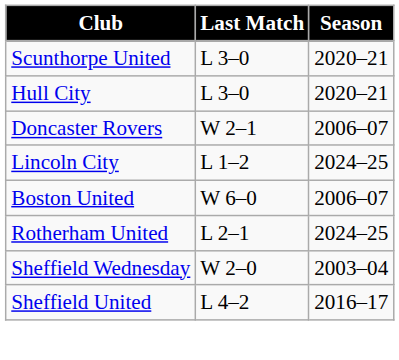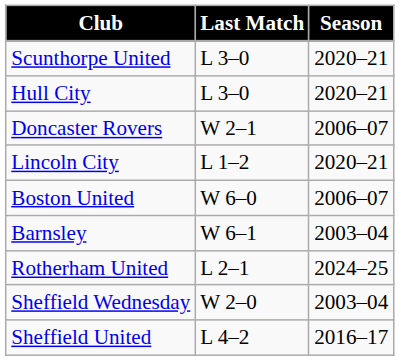(351, 162) 2024–25 -> (351, 162) 2020–21
+ row: (49, 232)
